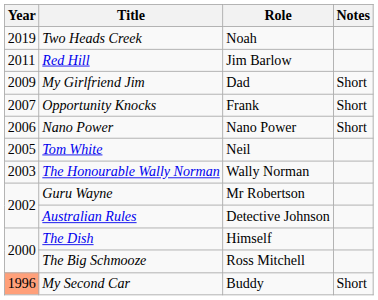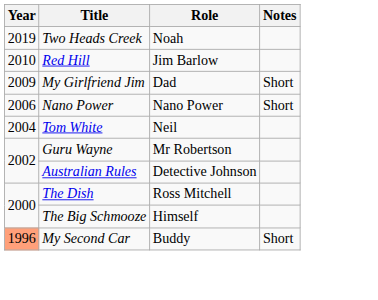(22, 60) 2011 -> (22, 60) 2010
- row: (99, 104)
(22, 149) 2005 -> (22, 127) 2004
- row: (131, 171)
(249, 238) Himself -> (192, 194) Ross Mitchell
(266, 261) Ross Mitchell -> (176, 216) Himself
